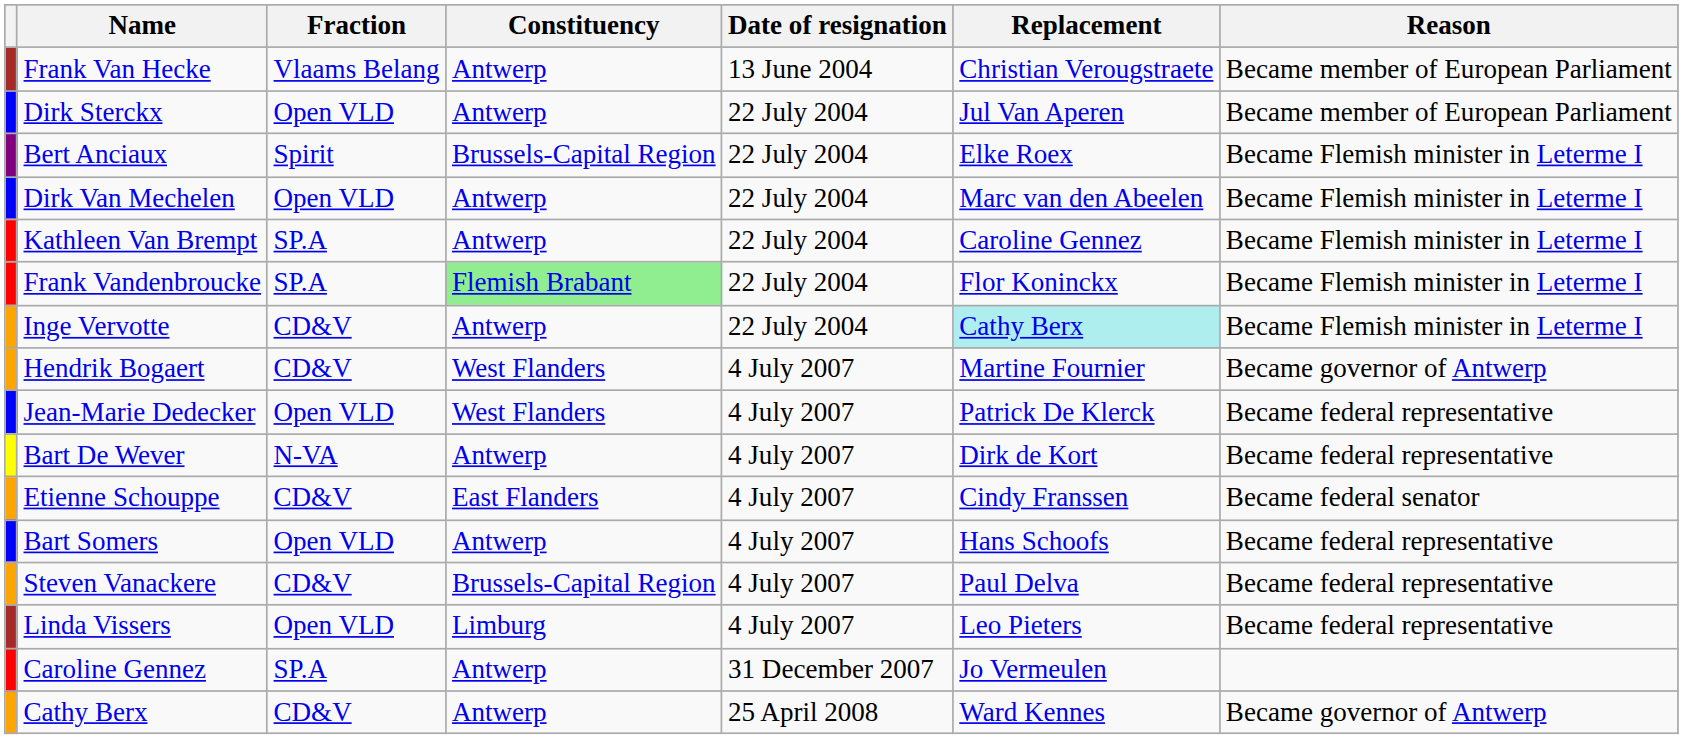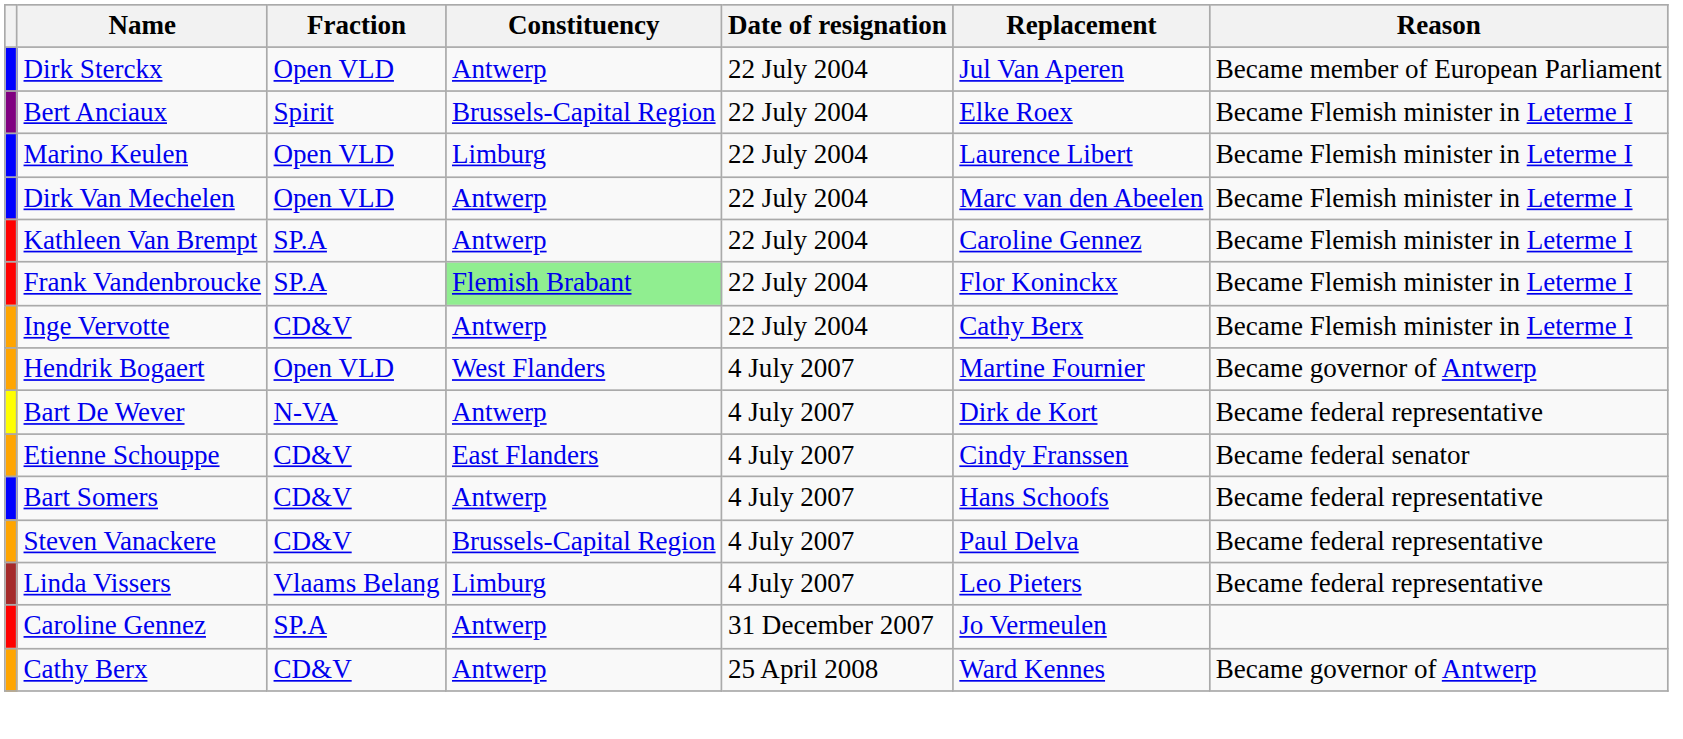- row: (117, 68)
+ row: (106, 154)
(1021, 326) paleturquoise background -> (1021, 326) no background
(313, 369) CD&V -> (334, 369) Open VLD
- row: (140, 411)
(334, 540) Open VLD -> (313, 497) CD&V
(334, 626) Open VLD -> (357, 583) Vlaams Belang
